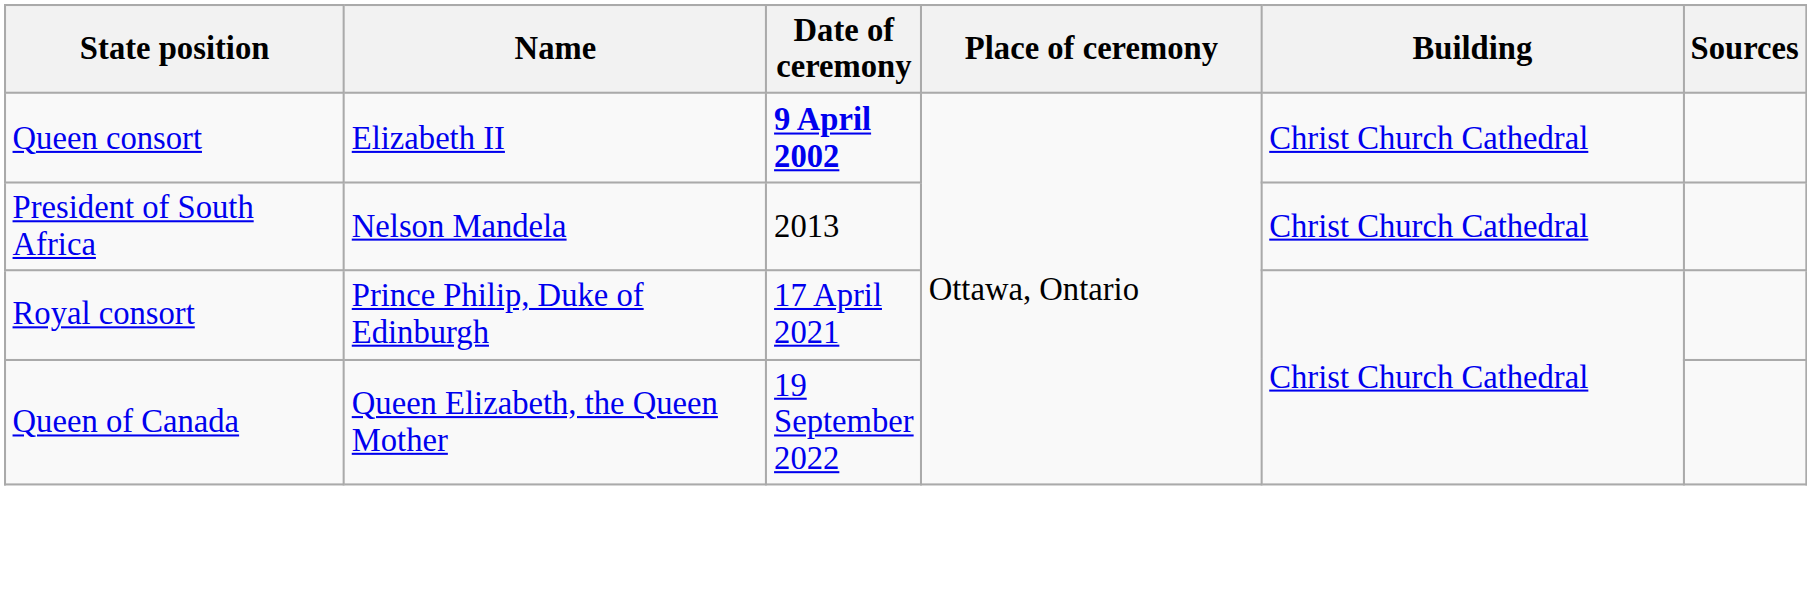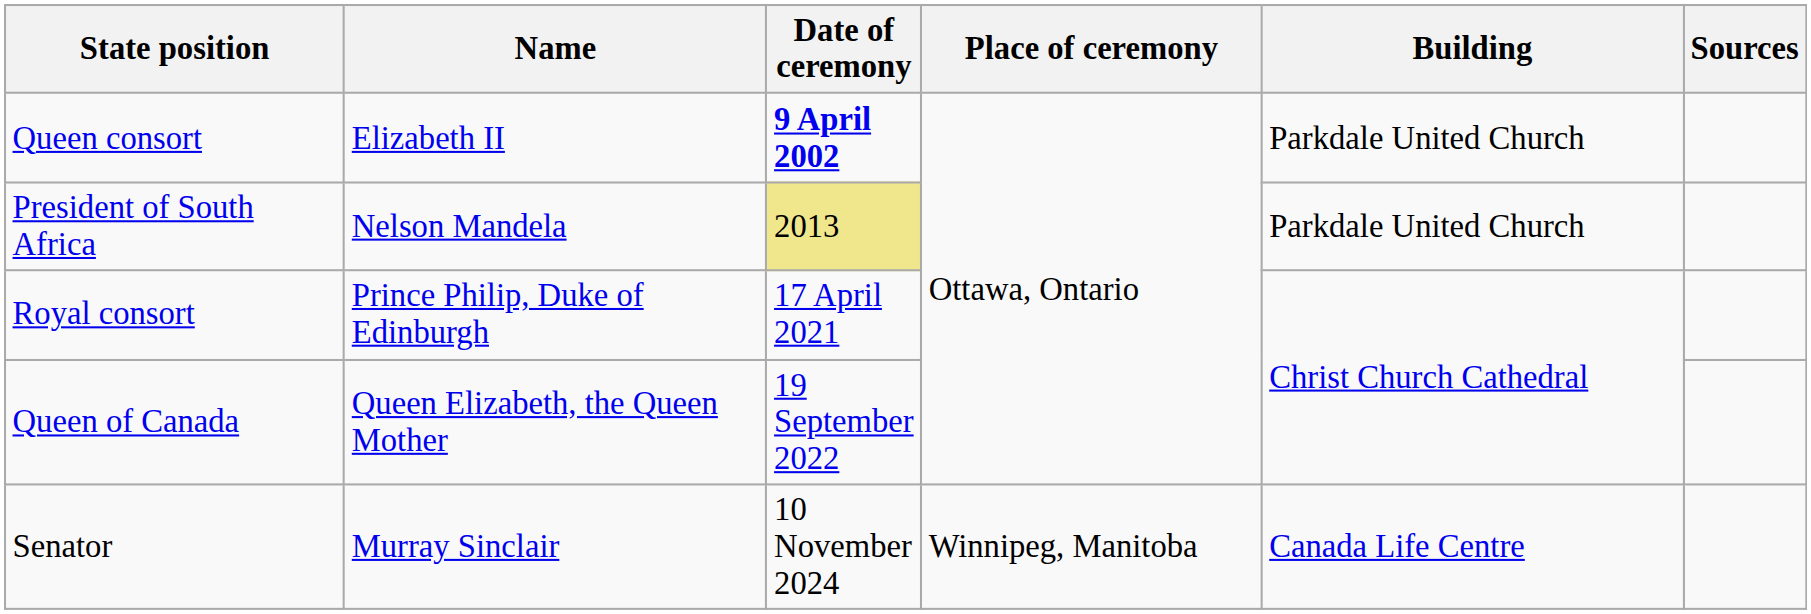(1429, 137) Christ Church Cathedral -> (1427, 137) Parkdale United Church
(807, 225) no background -> (807, 225) khaki background
(1429, 225) Christ Church Cathedral -> (1427, 225) Parkdale United Church
+ row: (62, 546)
